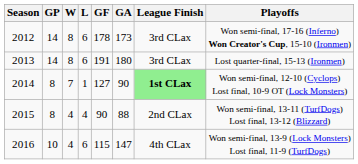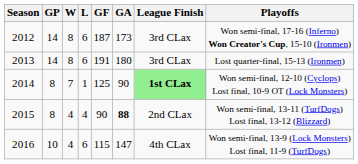(102, 36) 178 -> (102, 36) 187
(102, 84) 127 -> (102, 84) 125
(123, 114) normal -> (123, 114) bold
